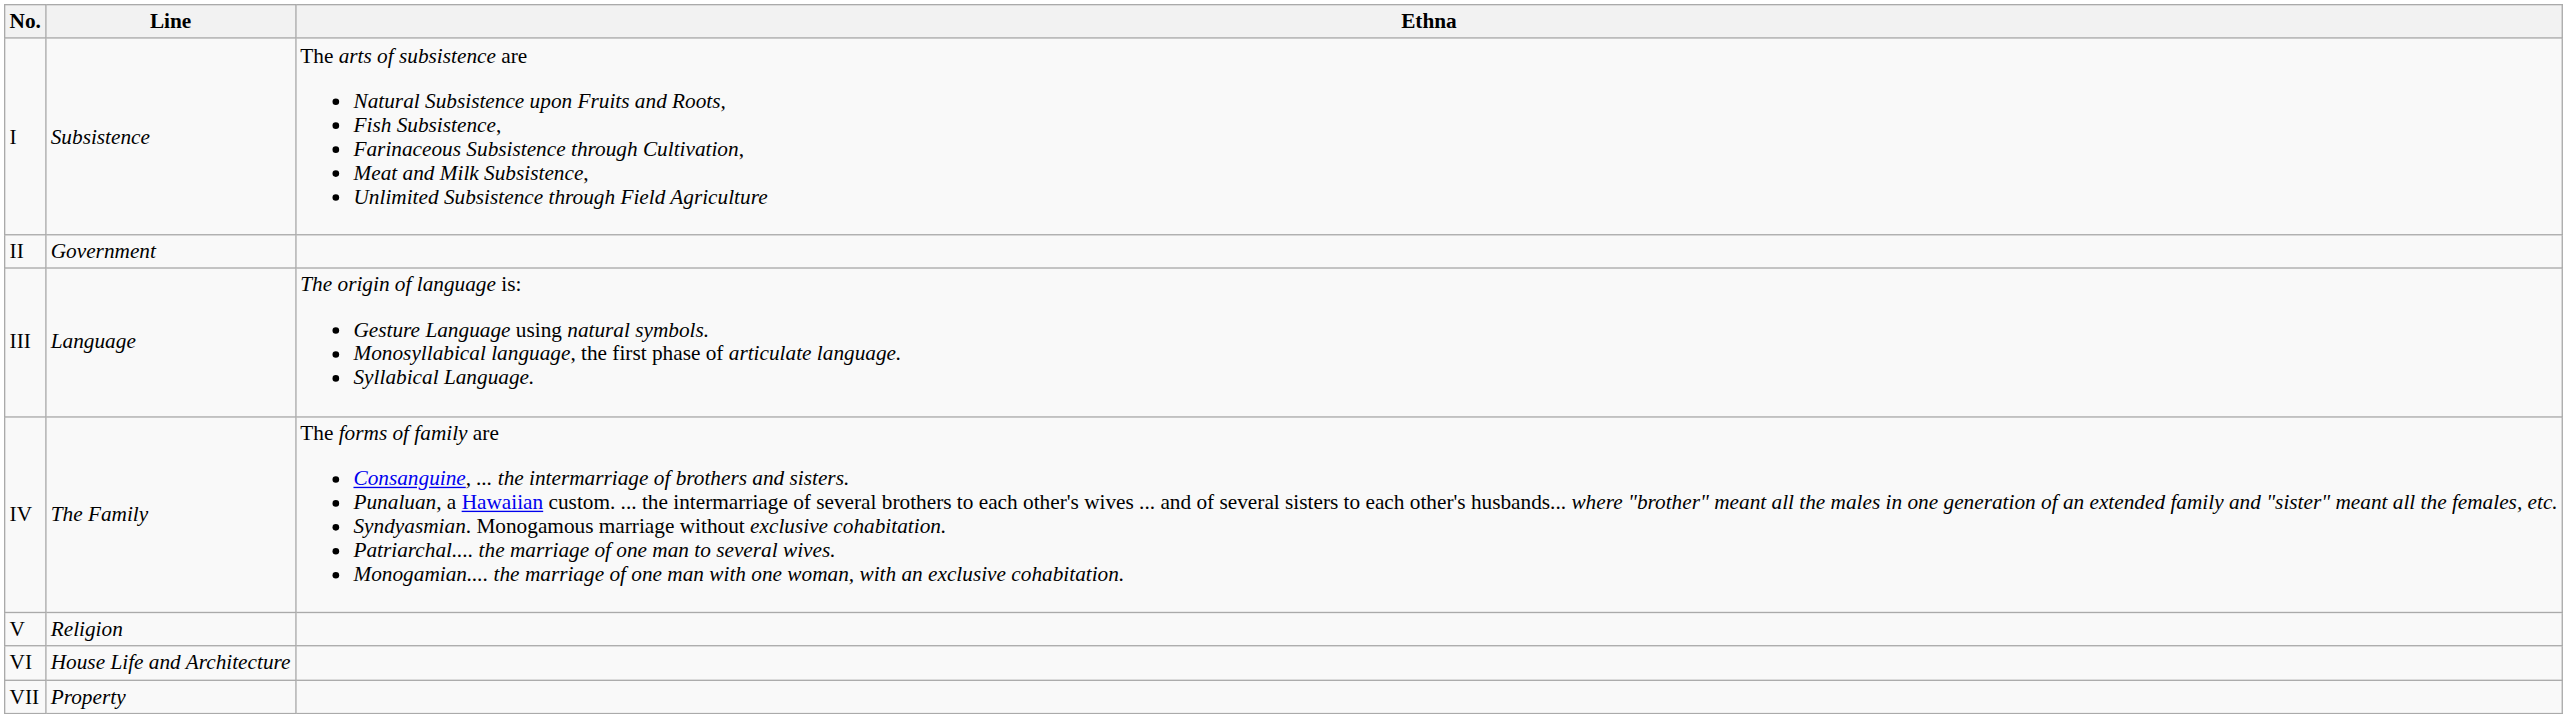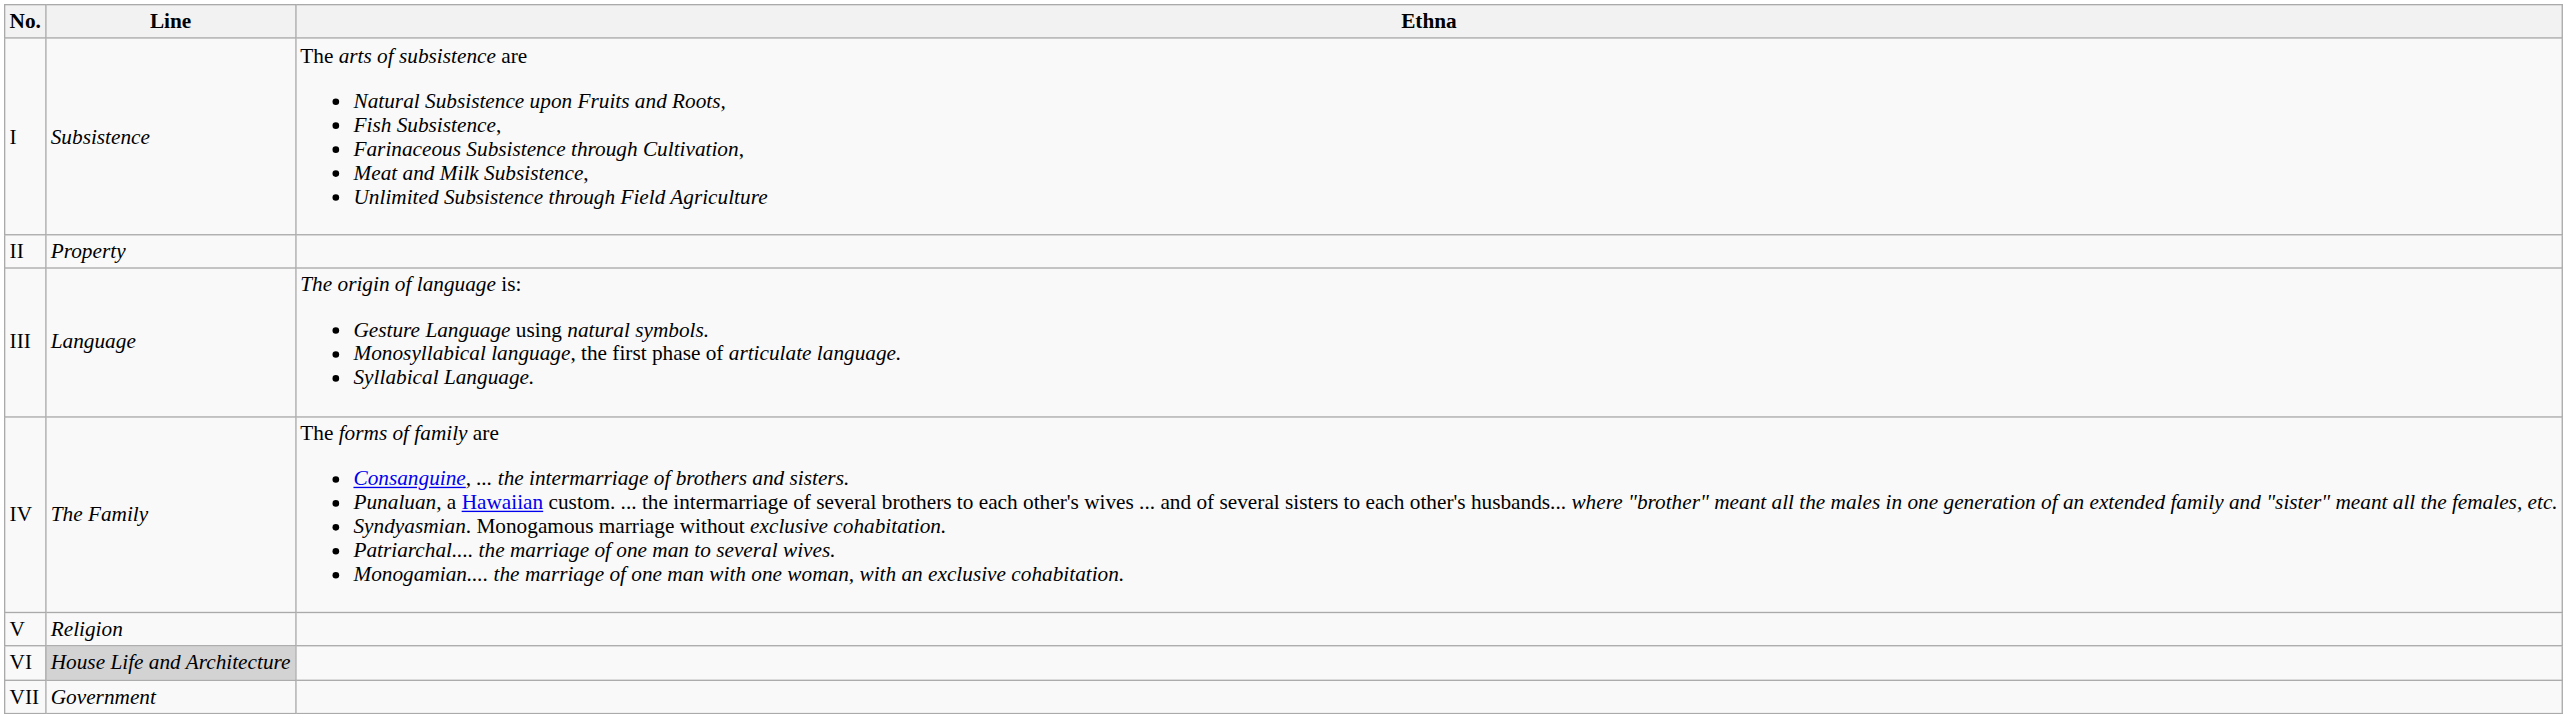(103, 251) Government -> (88, 251) Property
(171, 662) no background -> (171, 662) lightgrey background
(88, 696) Property -> (103, 696) Government
